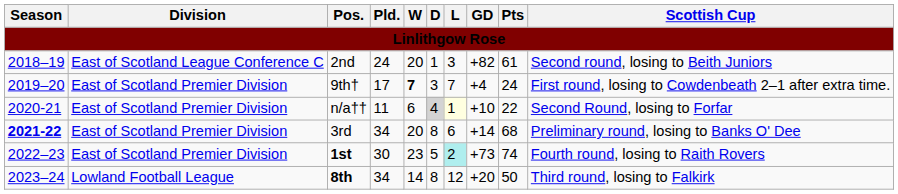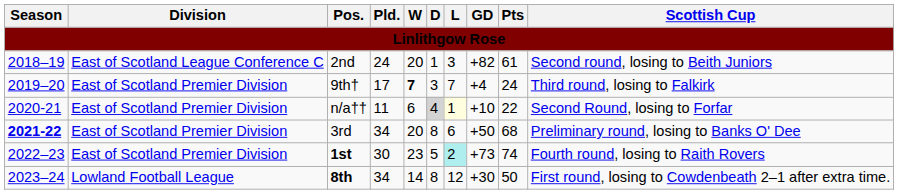(711, 85) First round, losing to Cowdenbeath 2–1 after extra time. -> (623, 85) Third round, losing to Falkirk
(482, 131) +14 -> (482, 131) +50
(482, 177) +20 -> (482, 177) +30
(623, 177) Third round, losing to Falkirk -> (711, 177) First round, losing to Cowdenbeath 2–1 after extra time.
